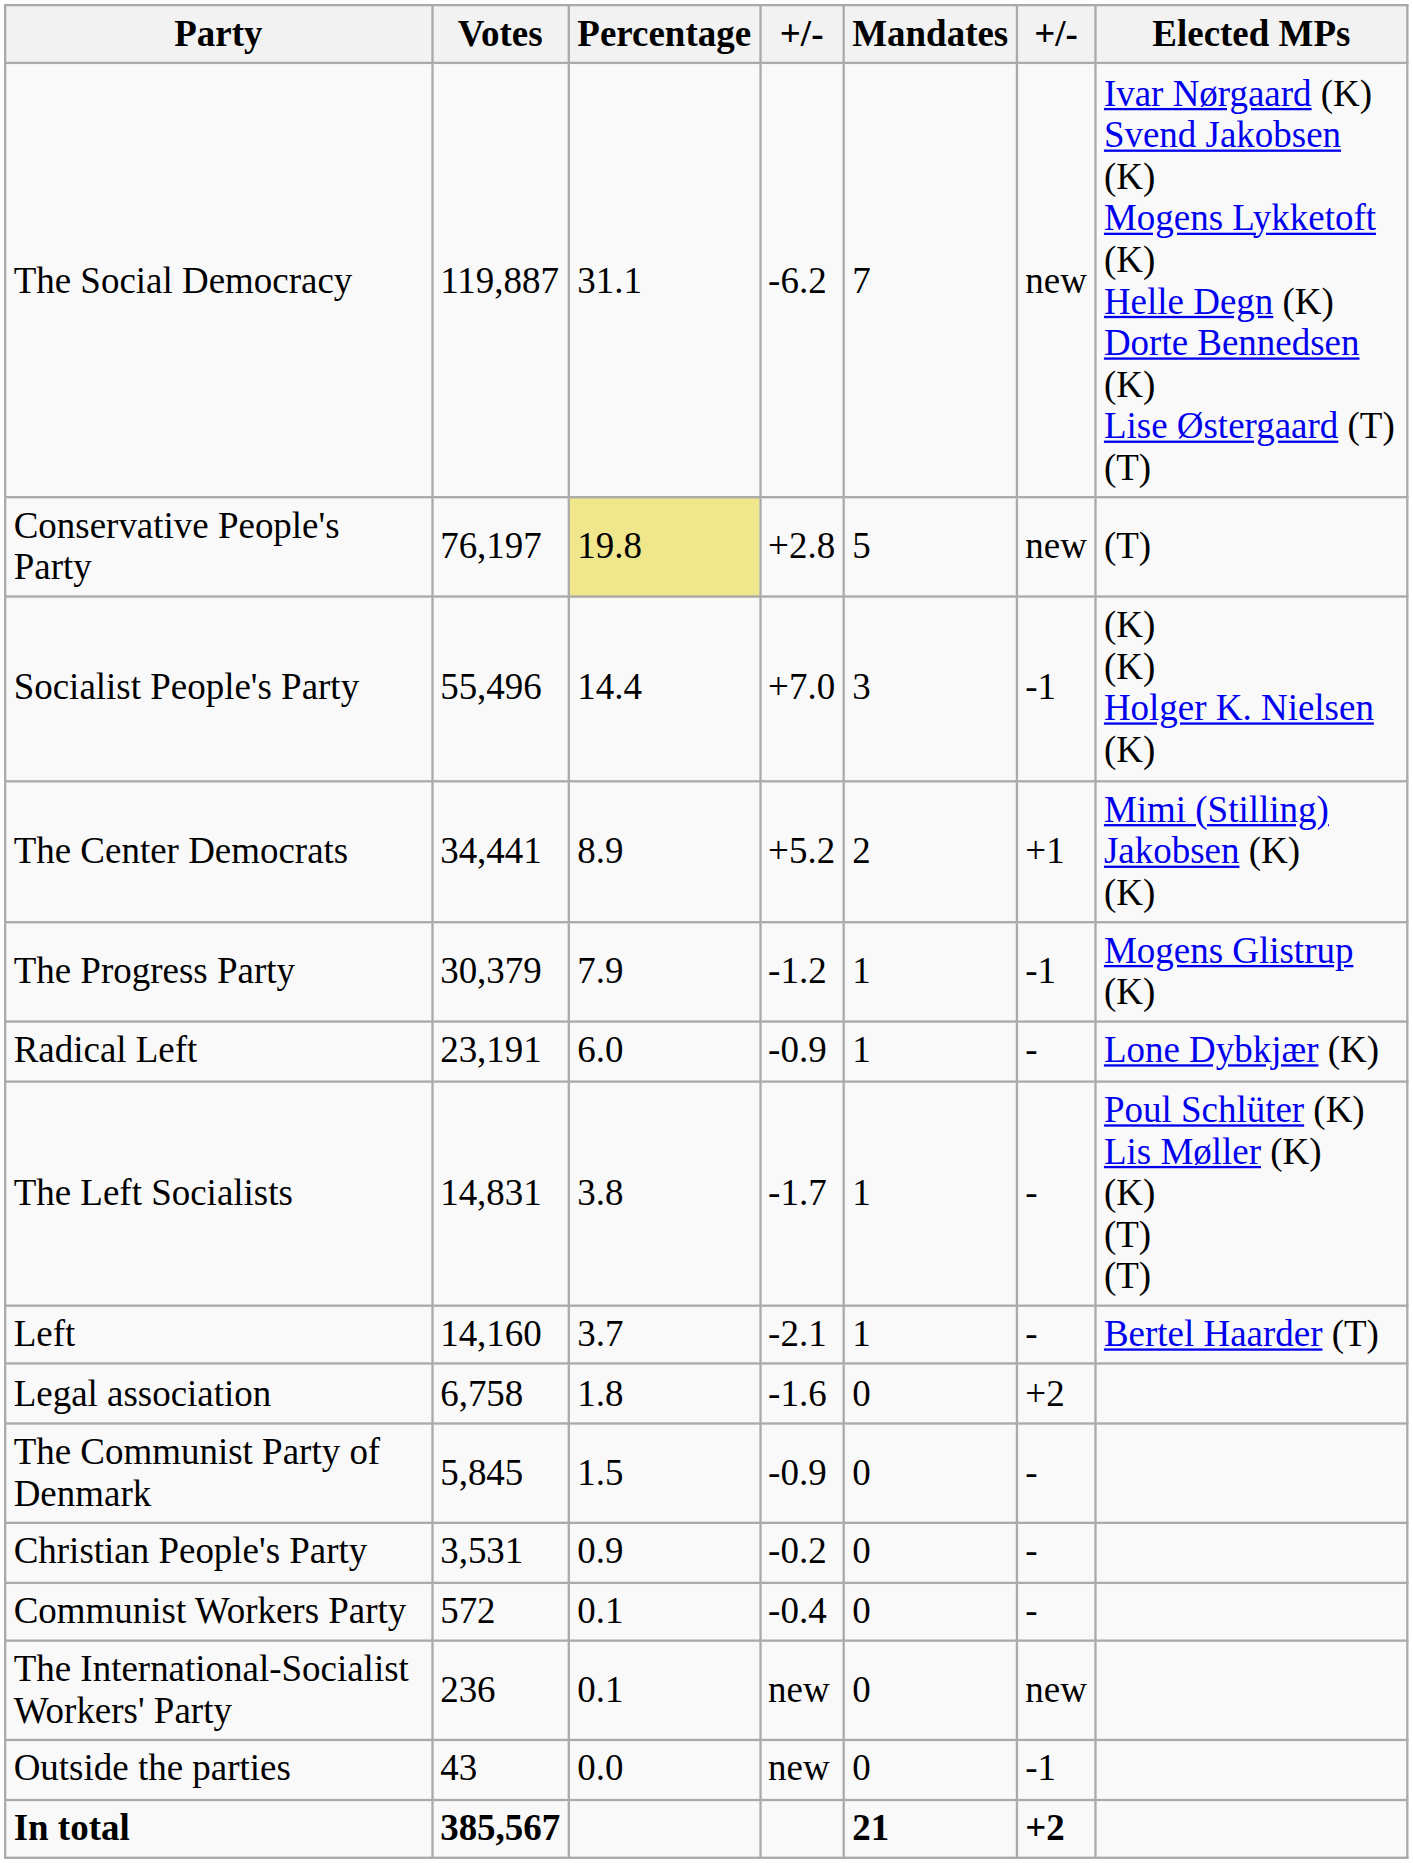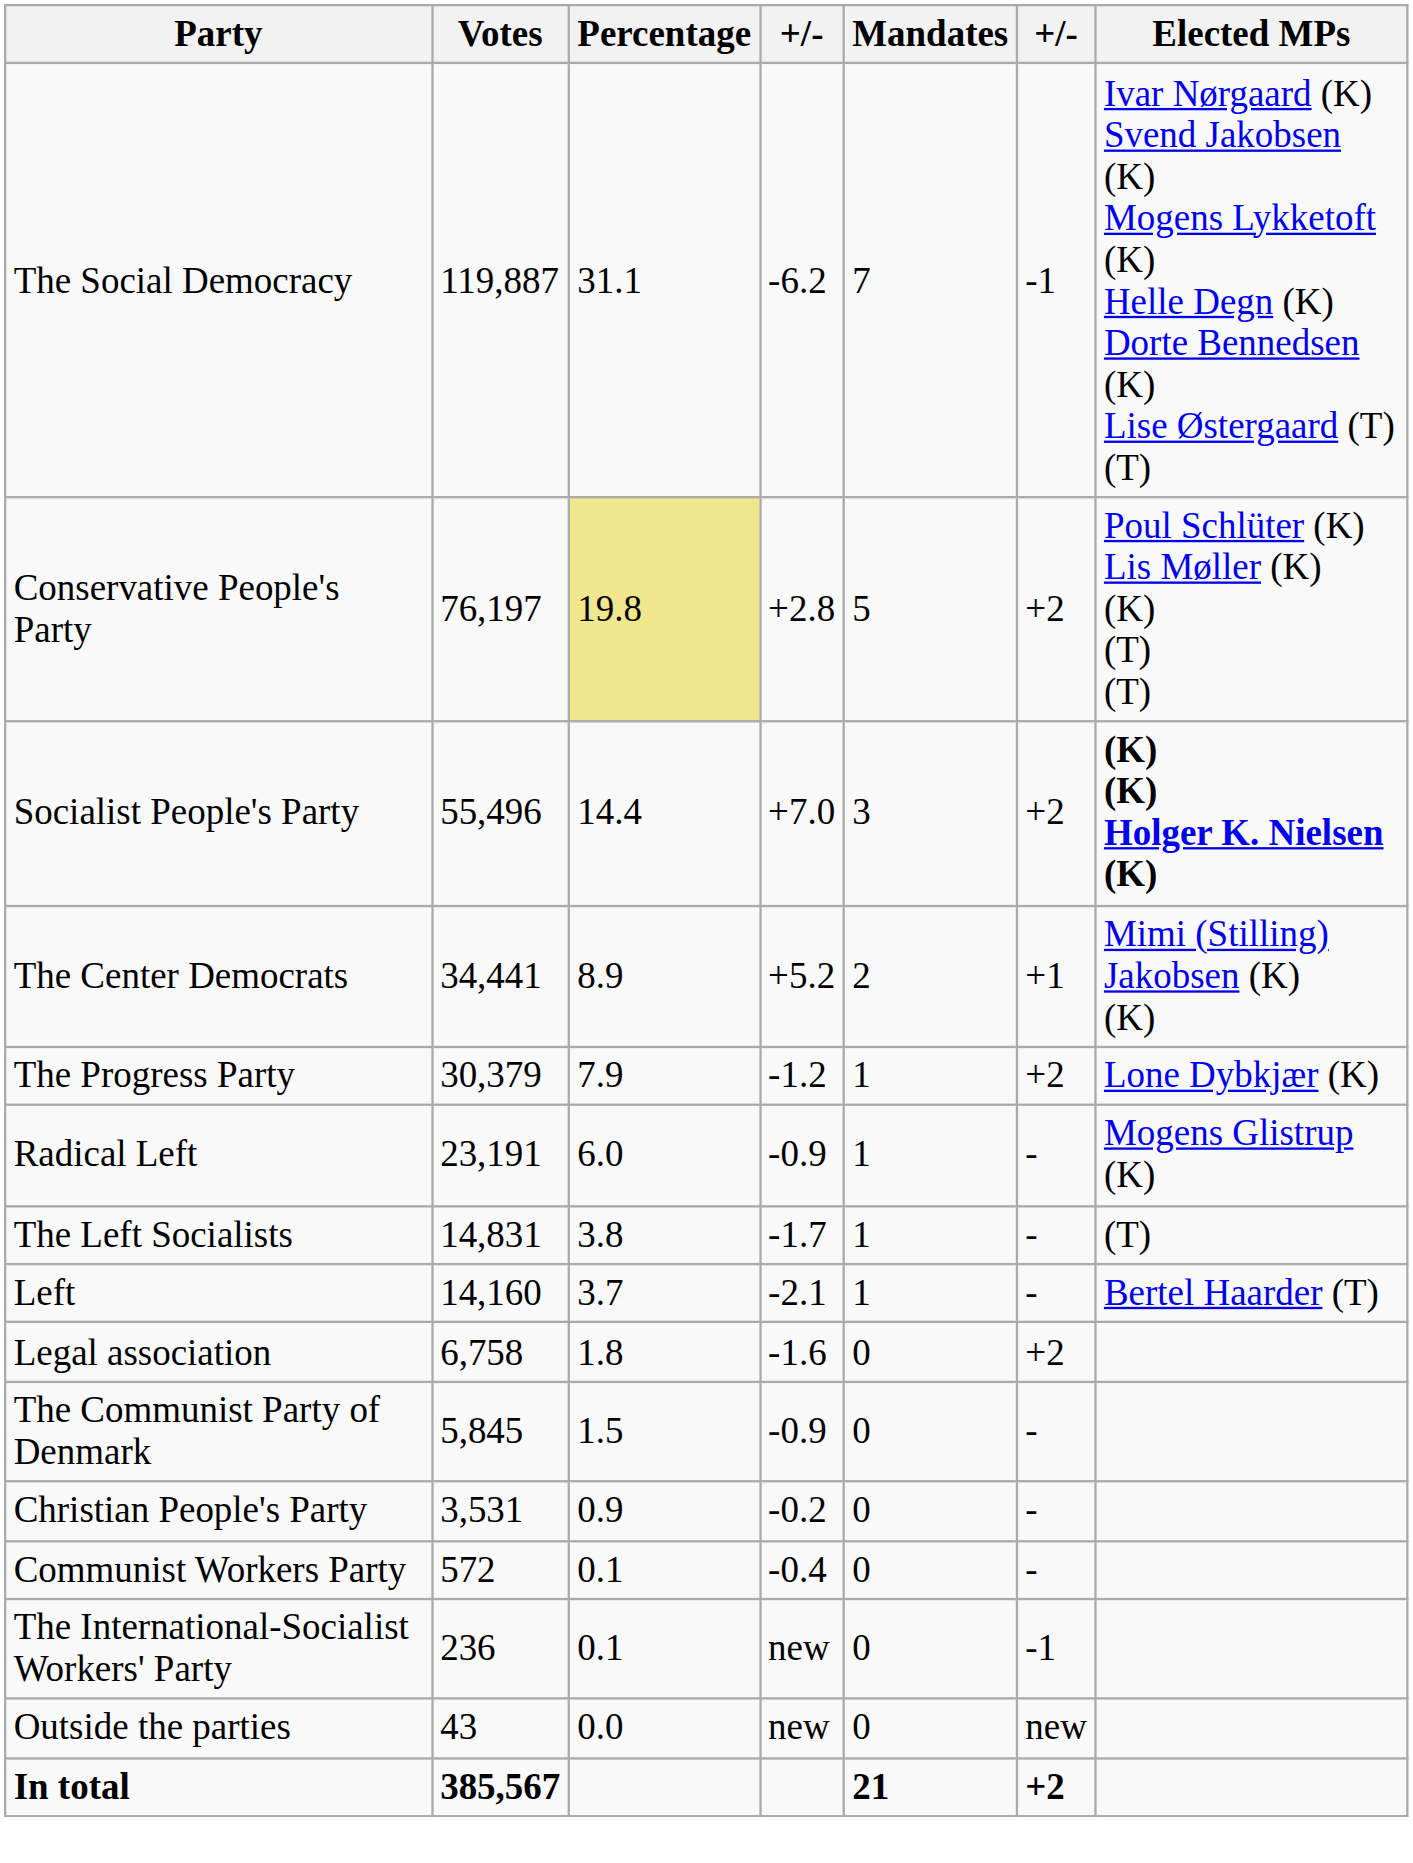(1056, 279) new -> (1041, 279) -1
(1056, 546) new -> (1045, 608) +2
(1128, 546) (T) -> (1234, 608) Poul Schlüter (K) Lis Møller (K) (K) (T) (T)
(1041, 687) -1 -> (1045, 812) +2
(1239, 687) normal -> (1244, 812) bold
(1041, 971) -1 -> (1045, 1075) +2
(1229, 971) Mogens Glistrup (K) -> (1241, 1075) Lone Dybkjær (K)
(1241, 1050) Lone Dybkjær (K) -> (1229, 1154) Mogens Glistrup (K)
(1234, 1192) Poul Schlüter (K) Lis Møller (K) (K) (T) (T) -> (1128, 1234) (T)
(1056, 1689) new -> (1041, 1648) -1
(1041, 1769) -1 -> (1056, 1727) new
